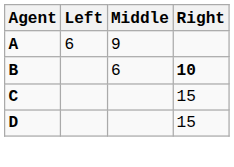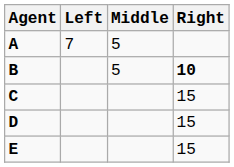(69, 44) 6 -> (69, 44) 7
(116, 44) 9 -> (116, 44) 5
(116, 70) 6 -> (116, 70) 5
+ row: (13, 149)
